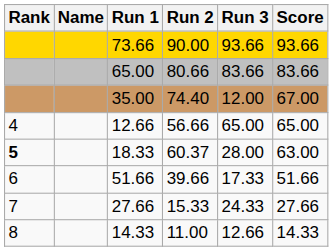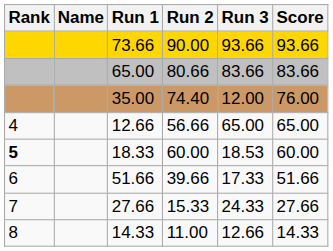(298, 98) 67.00 -> (298, 98) 76.00
(188, 152) 60.37 -> (188, 152) 60.00
(243, 152) 28.00 -> (243, 152) 18.53
(298, 152) 63.00 -> (298, 152) 60.00
